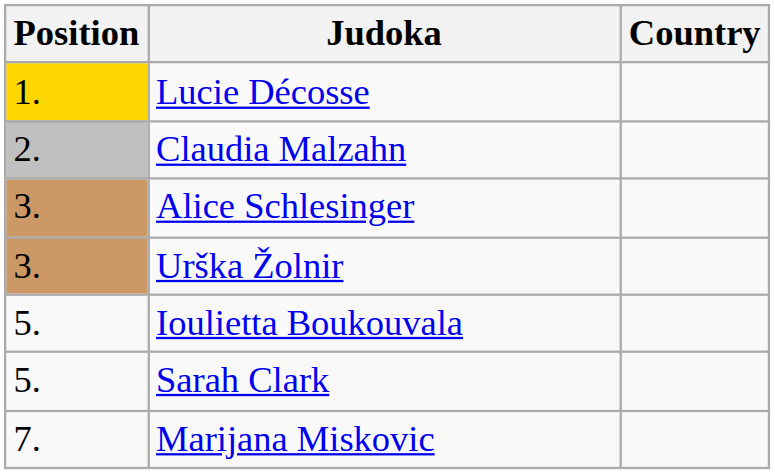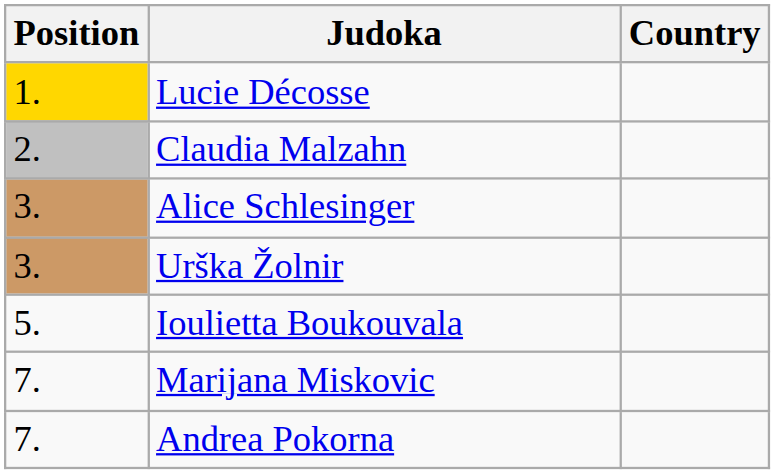- row: (243, 380)
+ row: (275, 438)
